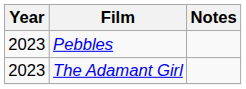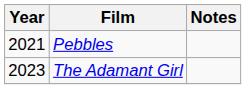(27, 44) 2023 -> (27, 44) 2021
